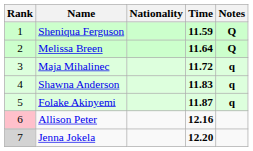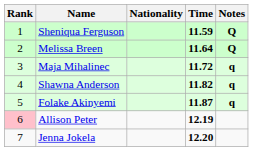(201, 84) 11.83 -> (201, 84) 11.82
(201, 119) 12.16 -> (201, 119) 12.19
(20, 137) lightgrey background -> (20, 137) no background
